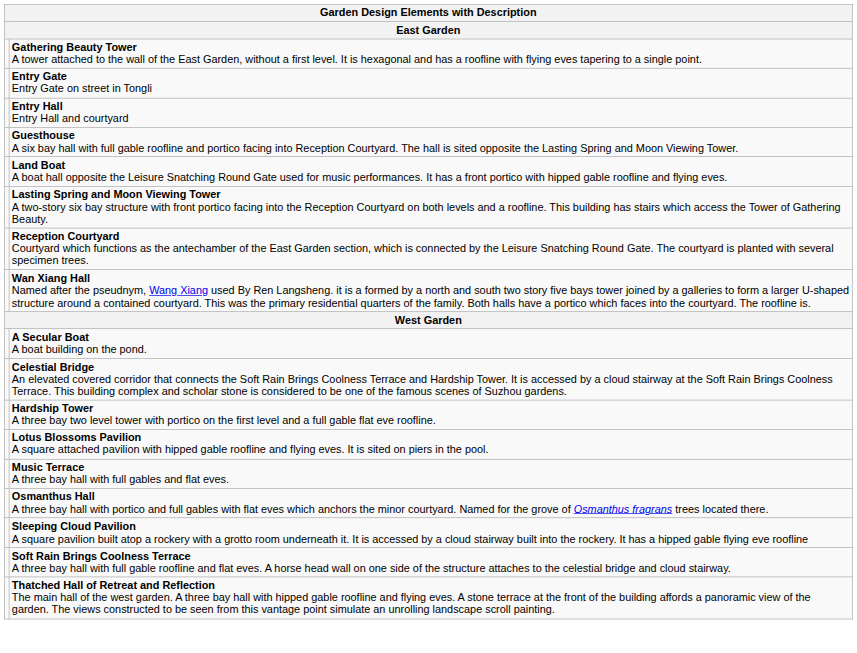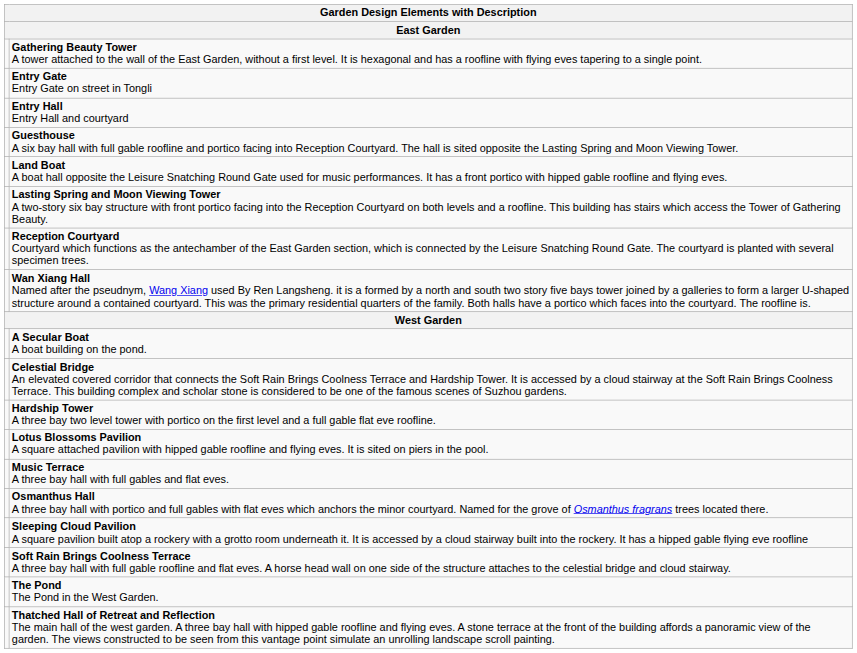+ row: (85, 591)
